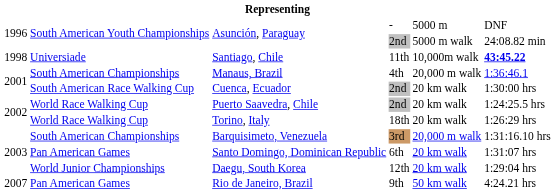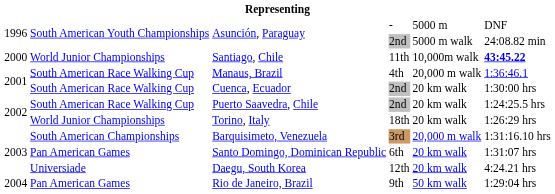(16, 57) 1998 -> (16, 57) 2000
(58, 57) Universiade -> (97, 57) World Junior Championships
(105, 73) South American Championships -> (112, 73) South American Race Walking Cup
(89, 104) World Race Walking Cup -> (112, 104) South American Race Walking Cup
(89, 120) World Race Walking Cup -> (97, 120) World Junior Championships
(97, 168) World Junior Championships -> (58, 168) Universiade
(510, 168) 1:29:04 hrs -> (510, 168) 4:24.21 hrs
(16, 184) 2007 -> (16, 184) 2004
(510, 184) 4:24.21 hrs -> (510, 184) 1:29:04 hrs
